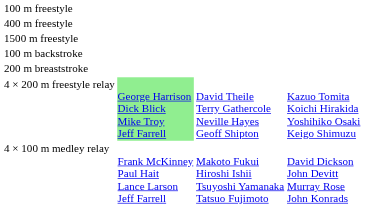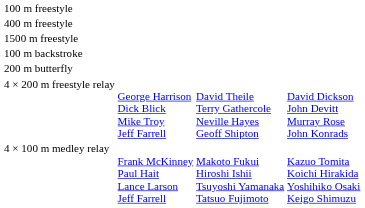- row: (46, 69)
+ row: (38, 69)
(154, 115) lightgreen background -> (154, 115) no background
(324, 115) Kazuo Tomita Koichi Hirakida Yoshihiko Osaki Keigo Shimuzu -> (320, 115) David Dickson John Devitt Murray Rose John Konrads
(320, 180) David Dickson John Devitt Murray Rose John Konrads -> (324, 180) Kazuo Tomita Koichi Hirakida Yoshihiko Osaki Keigo Shimuzu
